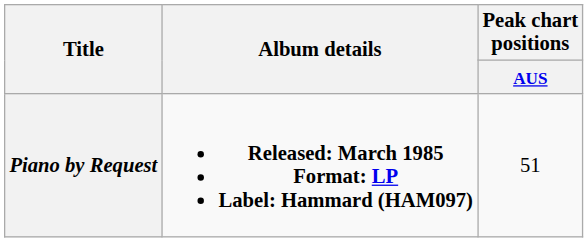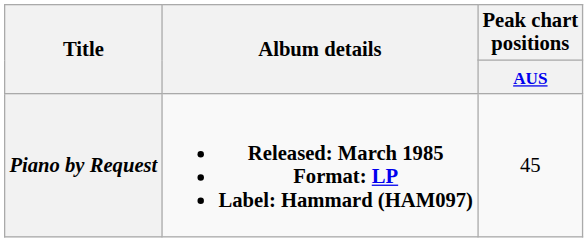(530, 165) 51 -> (530, 165) 45
